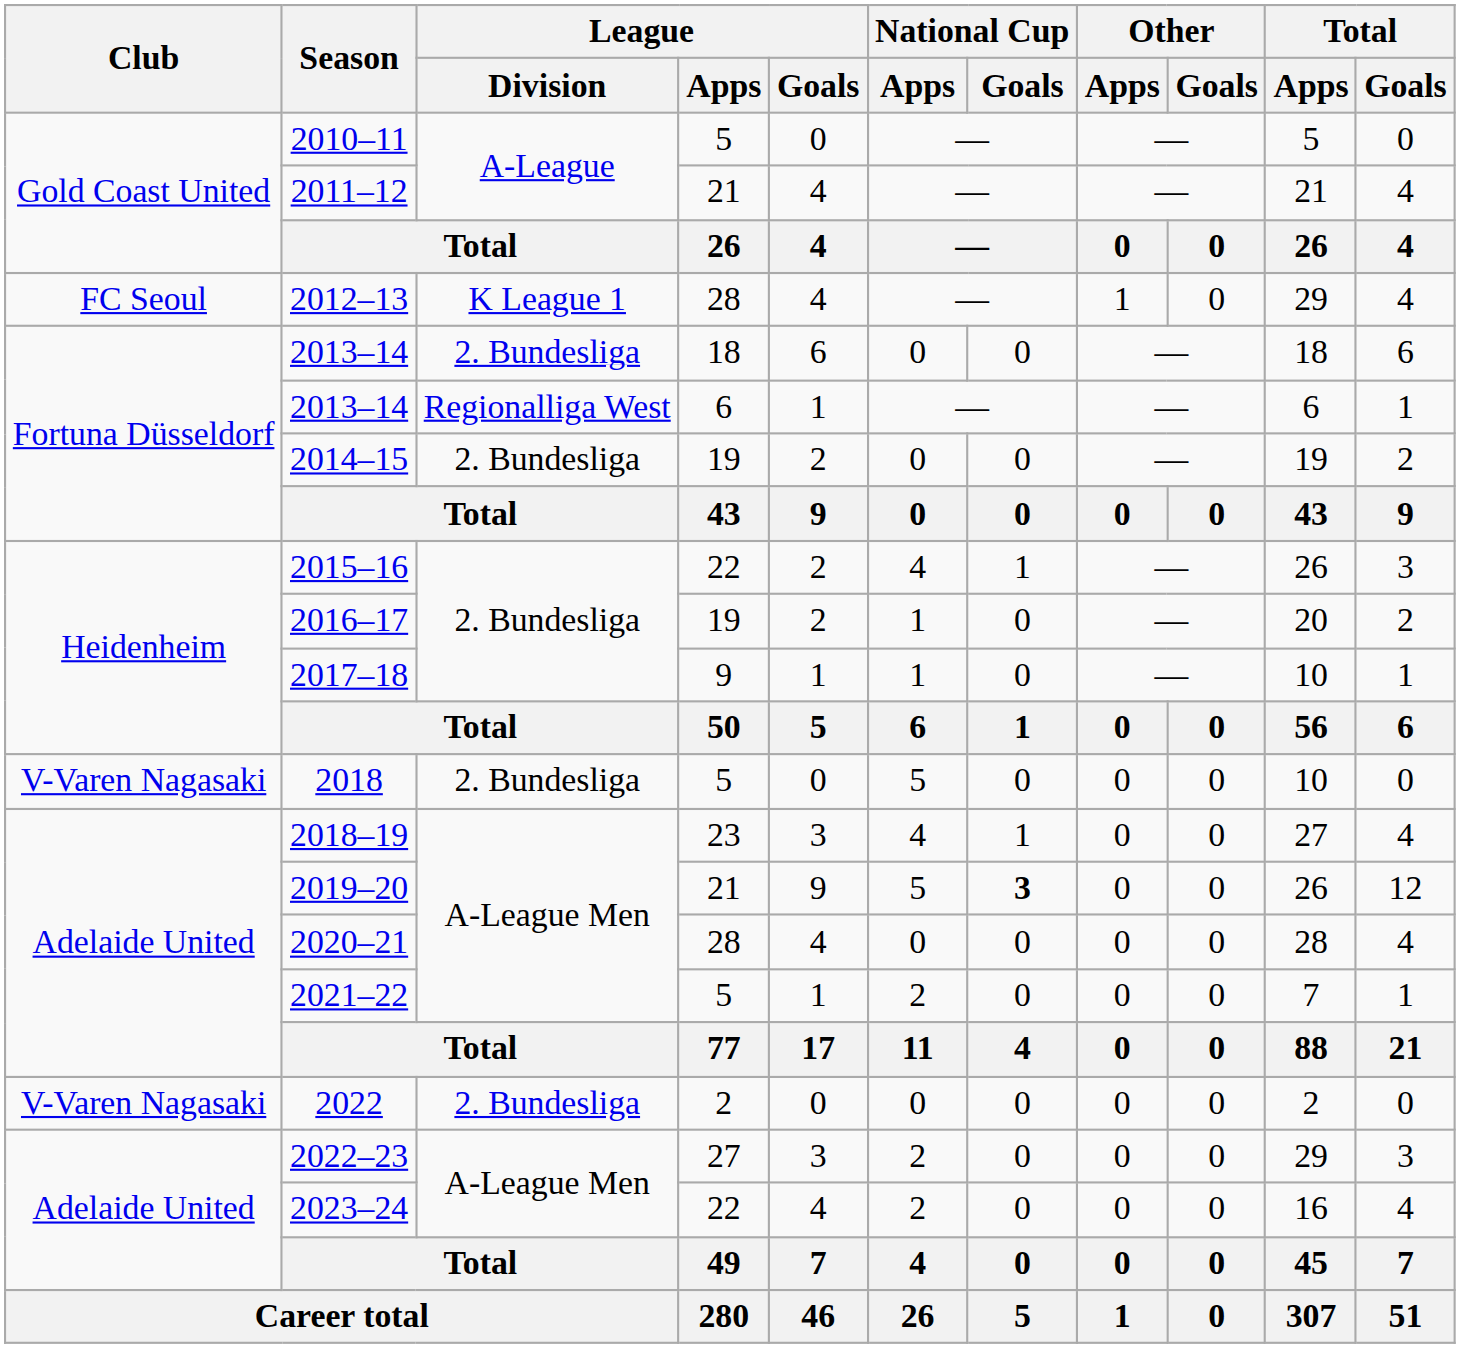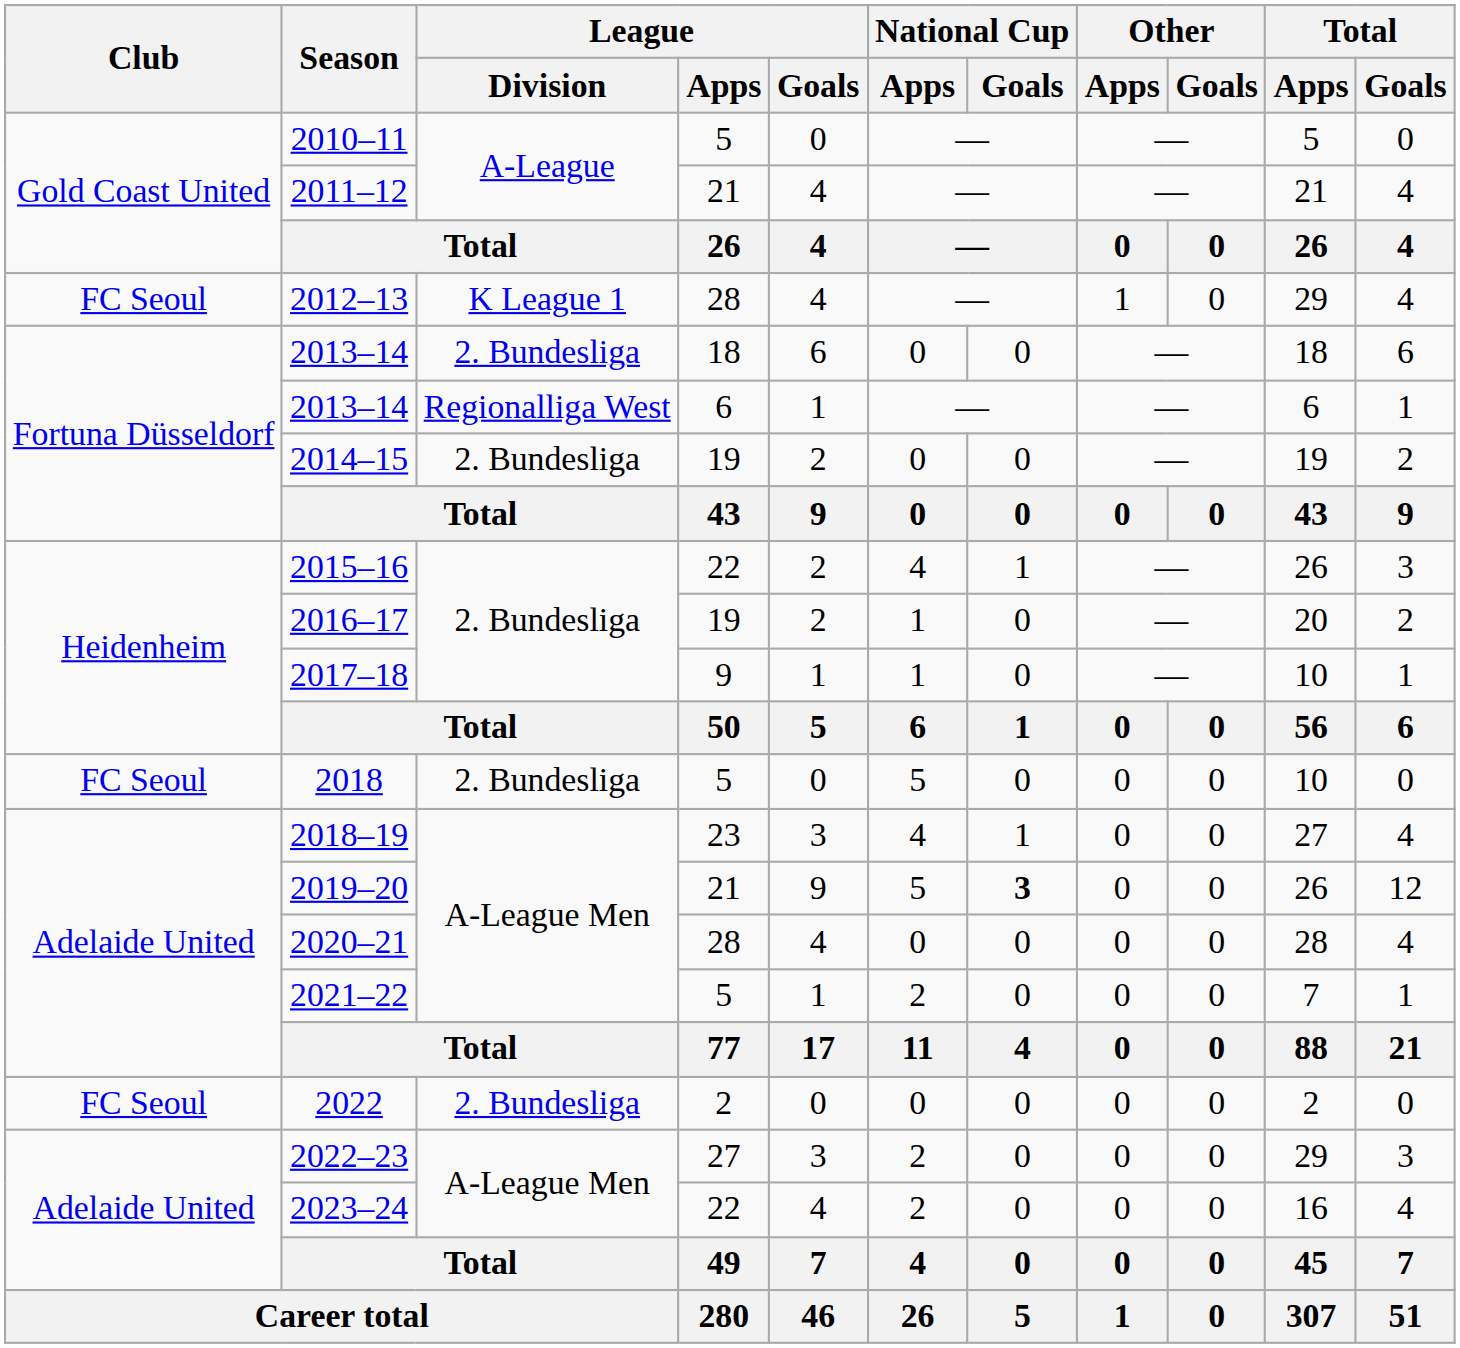(144, 780) V-Varen Nagasaki -> (144, 780) FC Seoul
(144, 1102) V-Varen Nagasaki -> (144, 1102) FC Seoul
